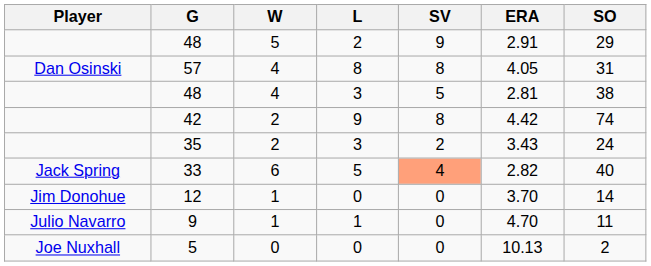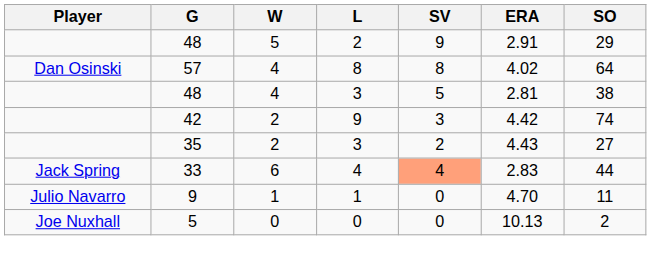(522, 68) 4.05 -> (522, 68) 4.02
(605, 68) 31 -> (605, 68) 64
(440, 119) 8 -> (440, 119) 3
(522, 145) 3.43 -> (522, 145) 4.43
(605, 145) 24 -> (605, 145) 27
(357, 171) 5 -> (357, 171) 4
(522, 171) 2.82 -> (522, 171) 2.83
(605, 171) 40 -> (605, 171) 44
- row: (192, 196)
